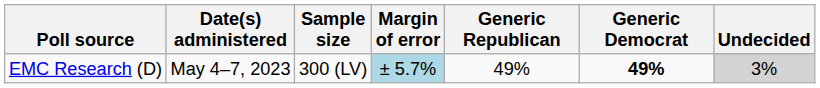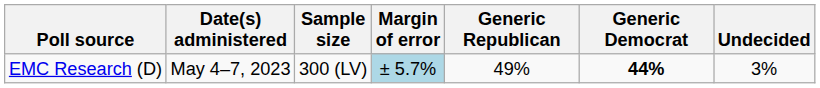(646, 68) 49% -> (646, 68) 44%
(764, 68) lightgrey background -> (764, 68) no background
